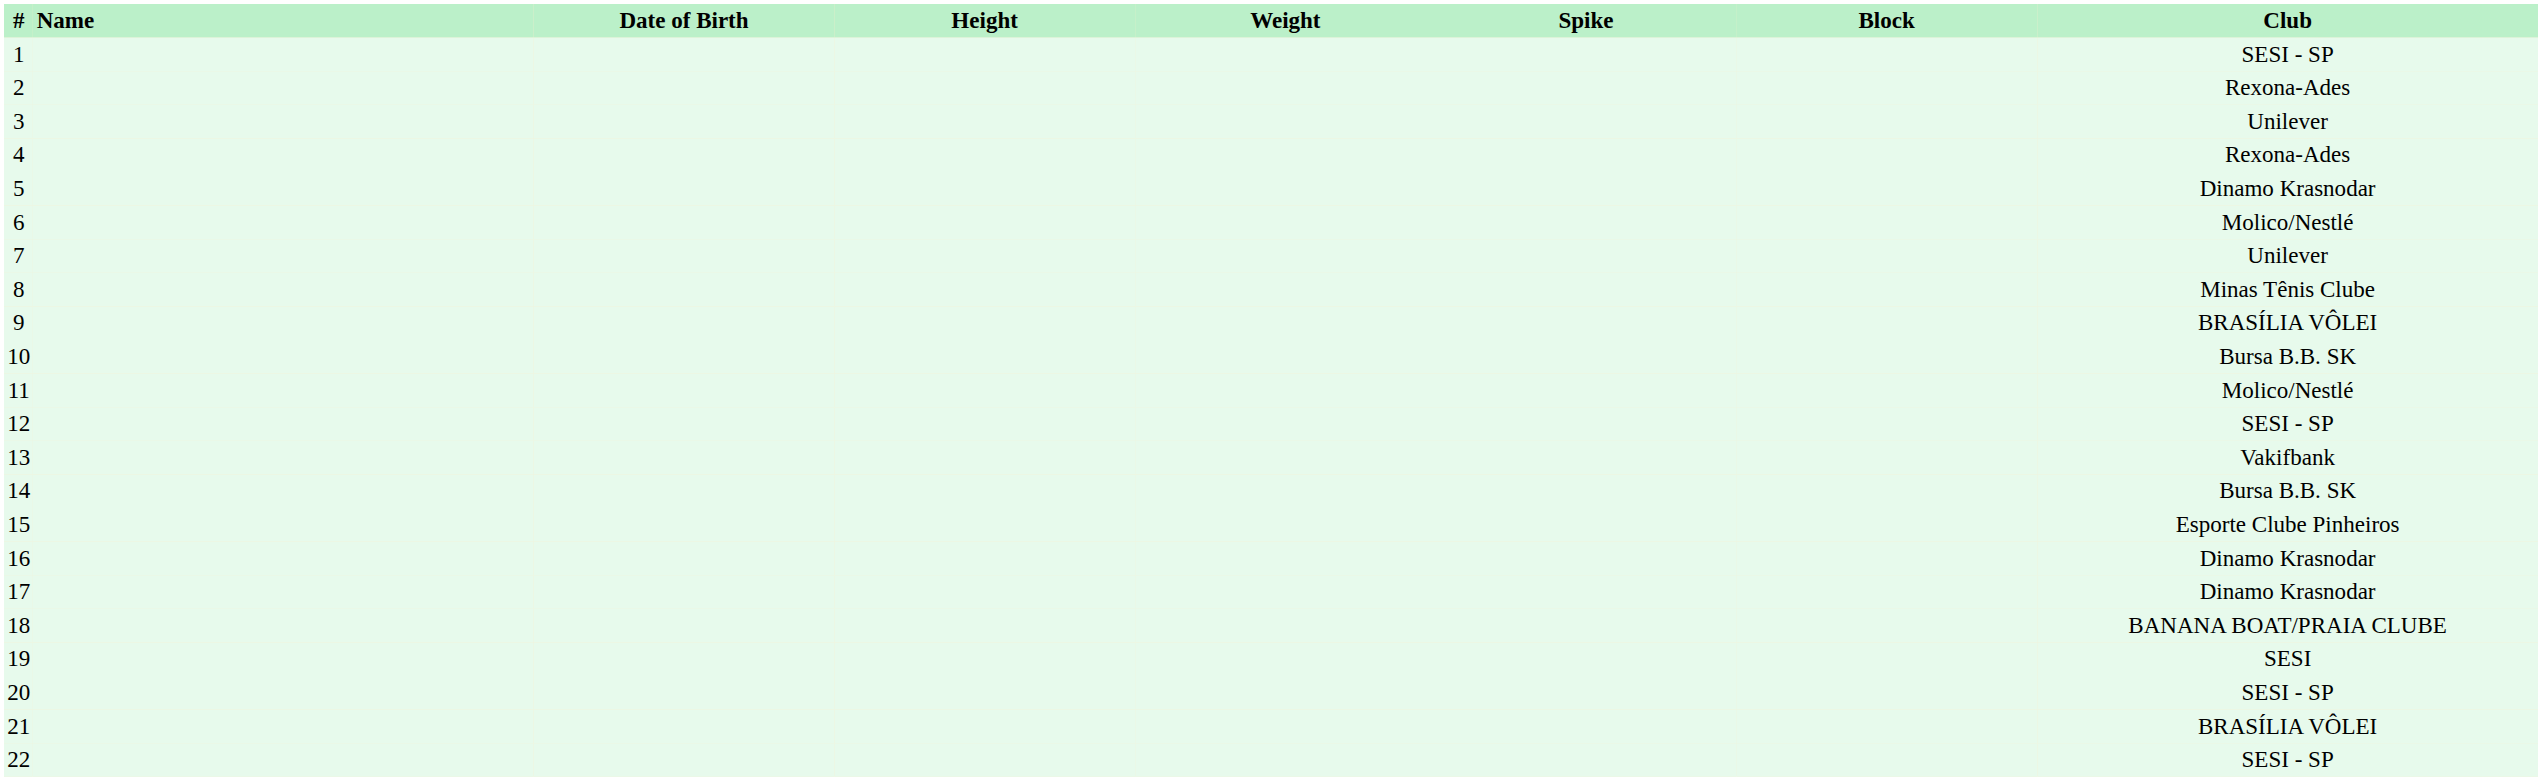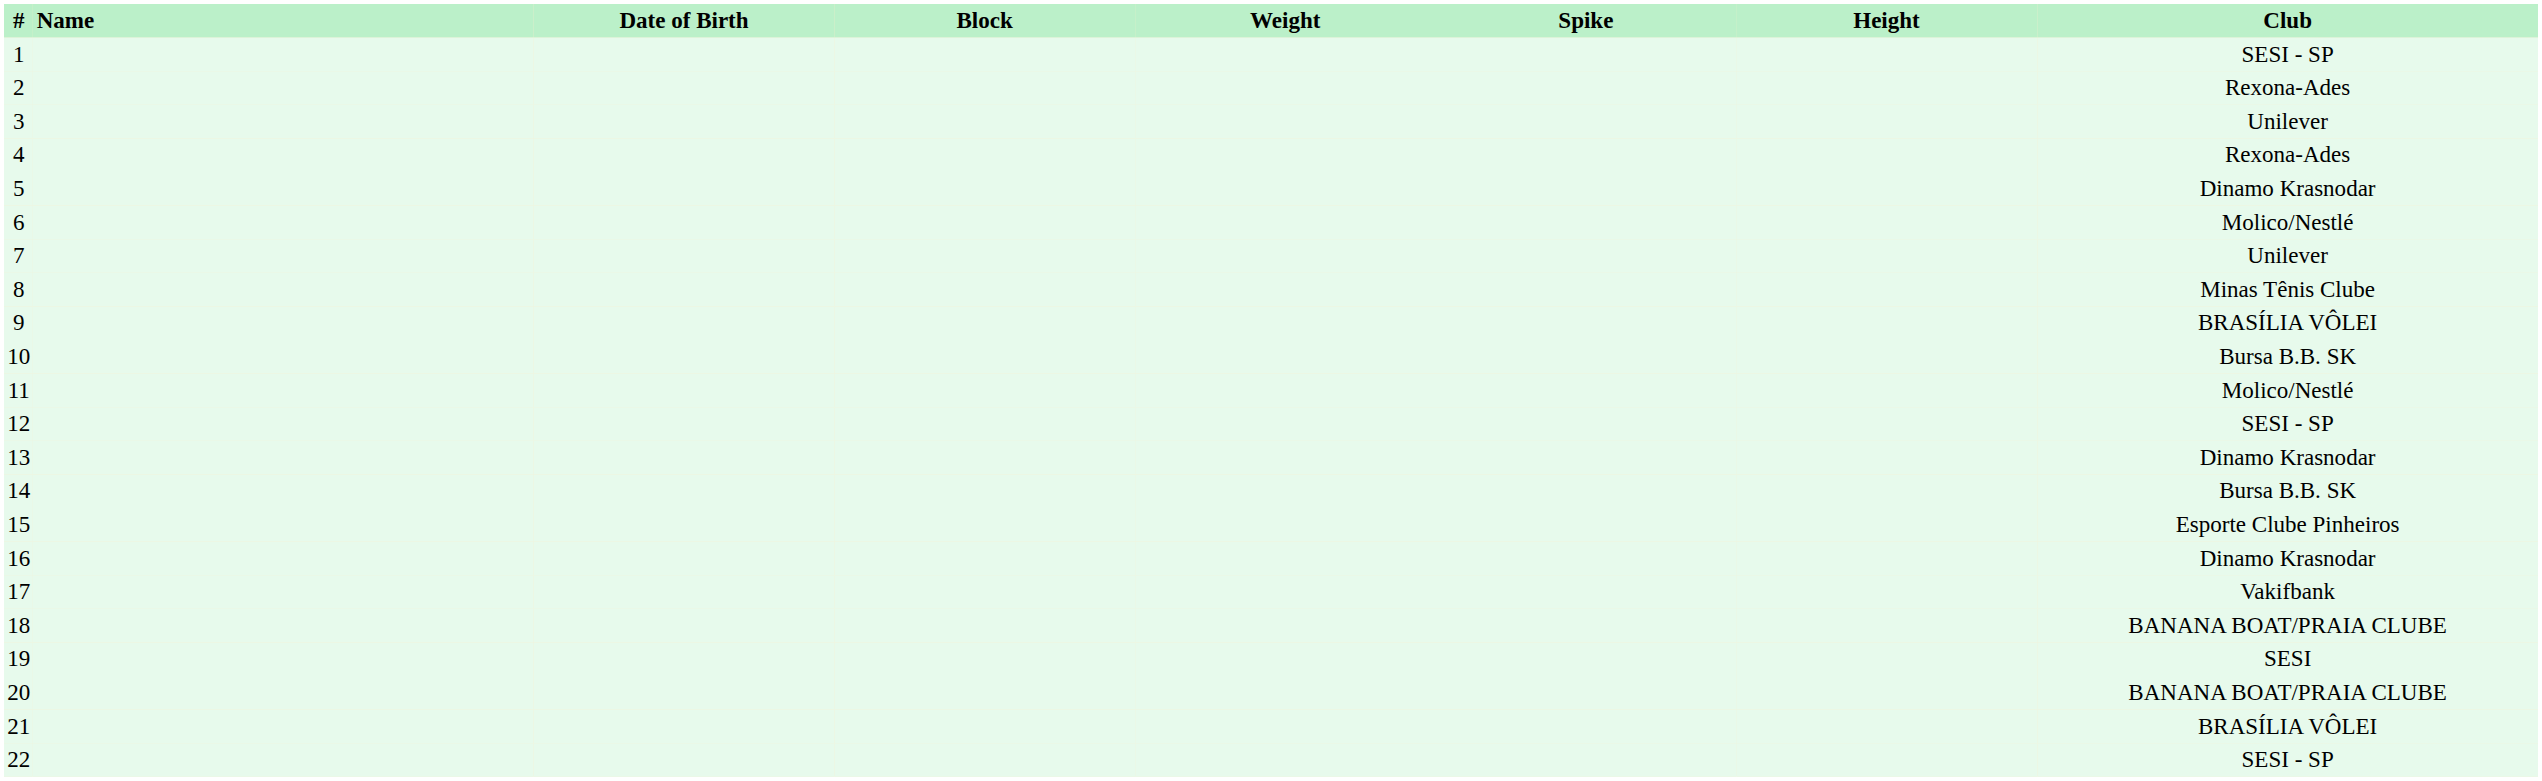columns swapped: (985, 20) <-> (1887, 20)
(2288, 457) Vakifbank -> (2288, 457) Dinamo Krasnodar
(2288, 591) Dinamo Krasnodar -> (2288, 591) Vakifbank
(2288, 692) SESI - SP -> (2288, 692) BANANA BOAT/PRAIA CLUBE
